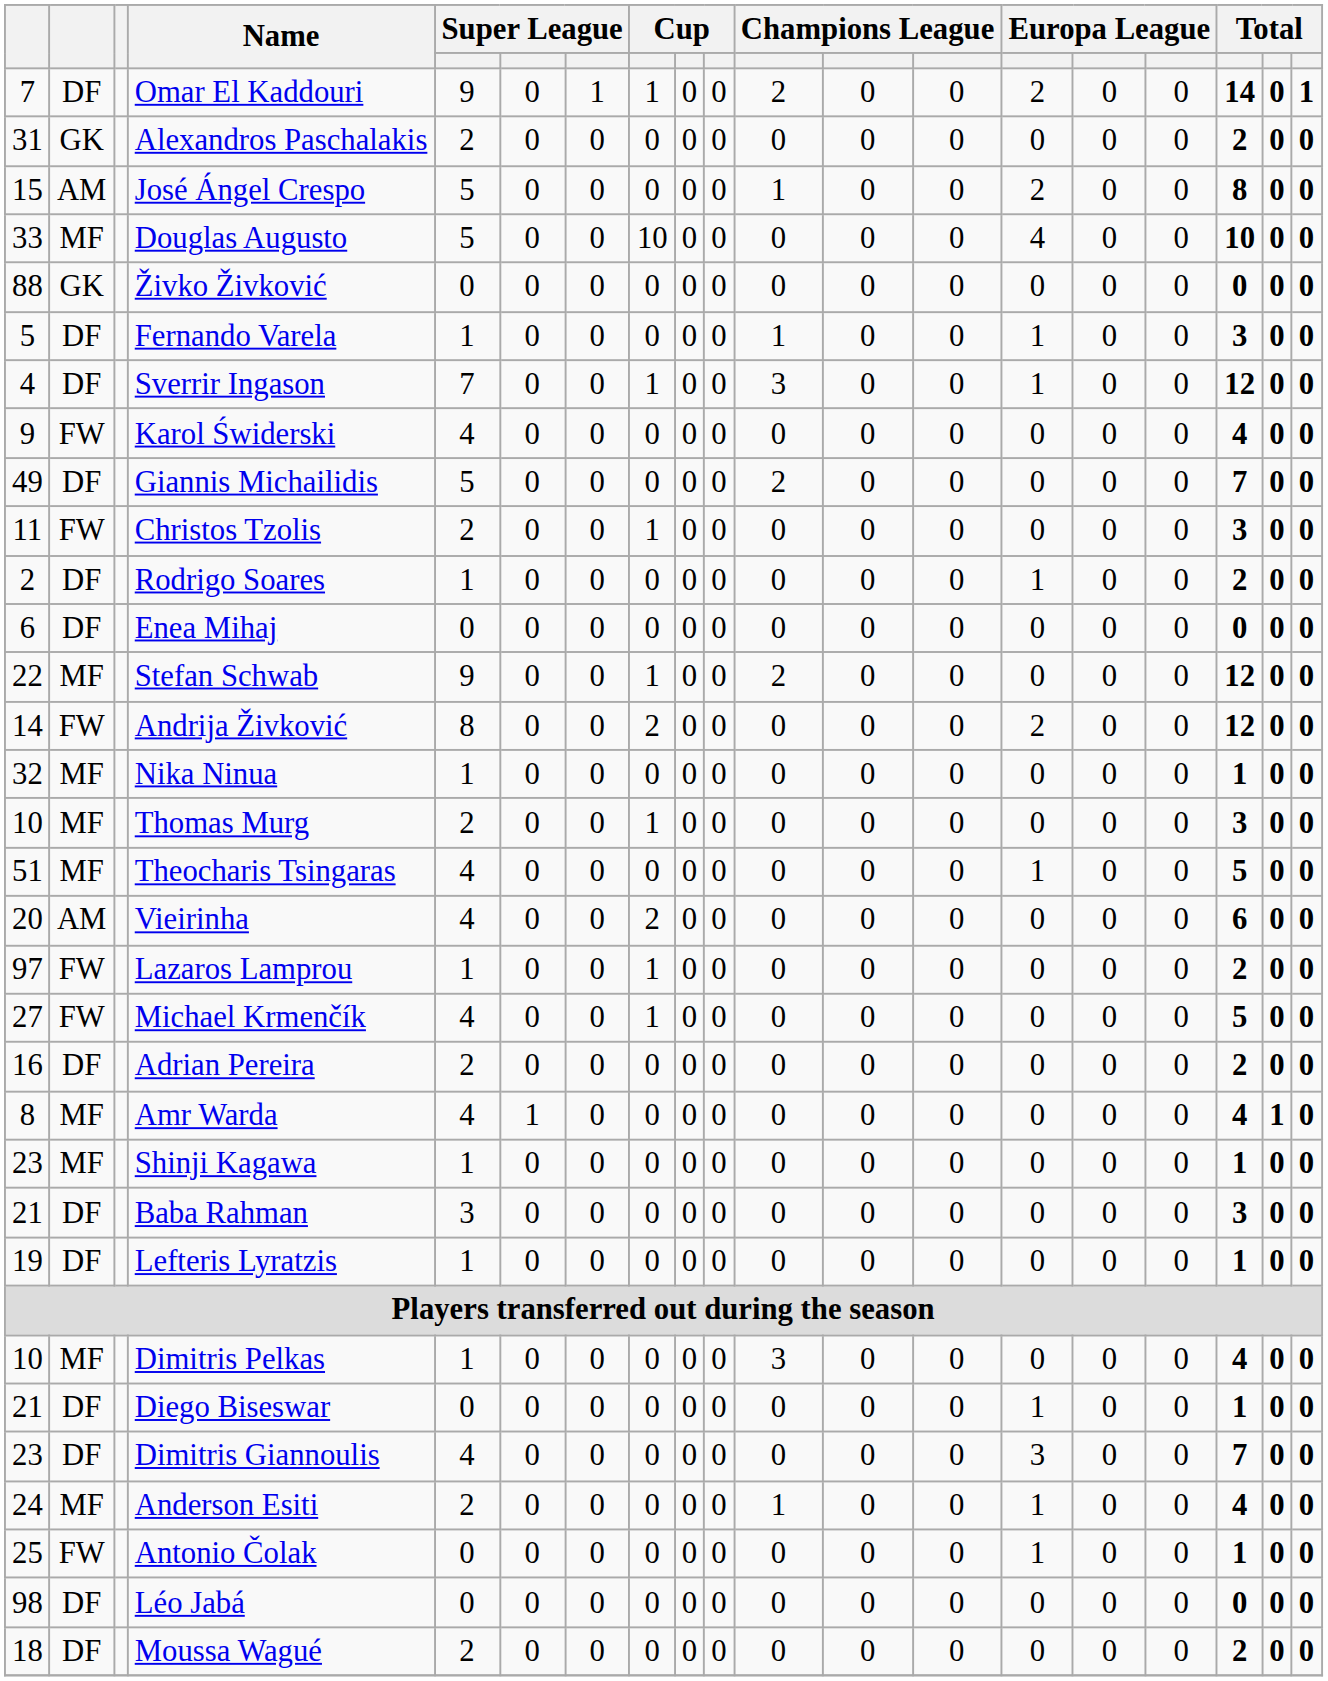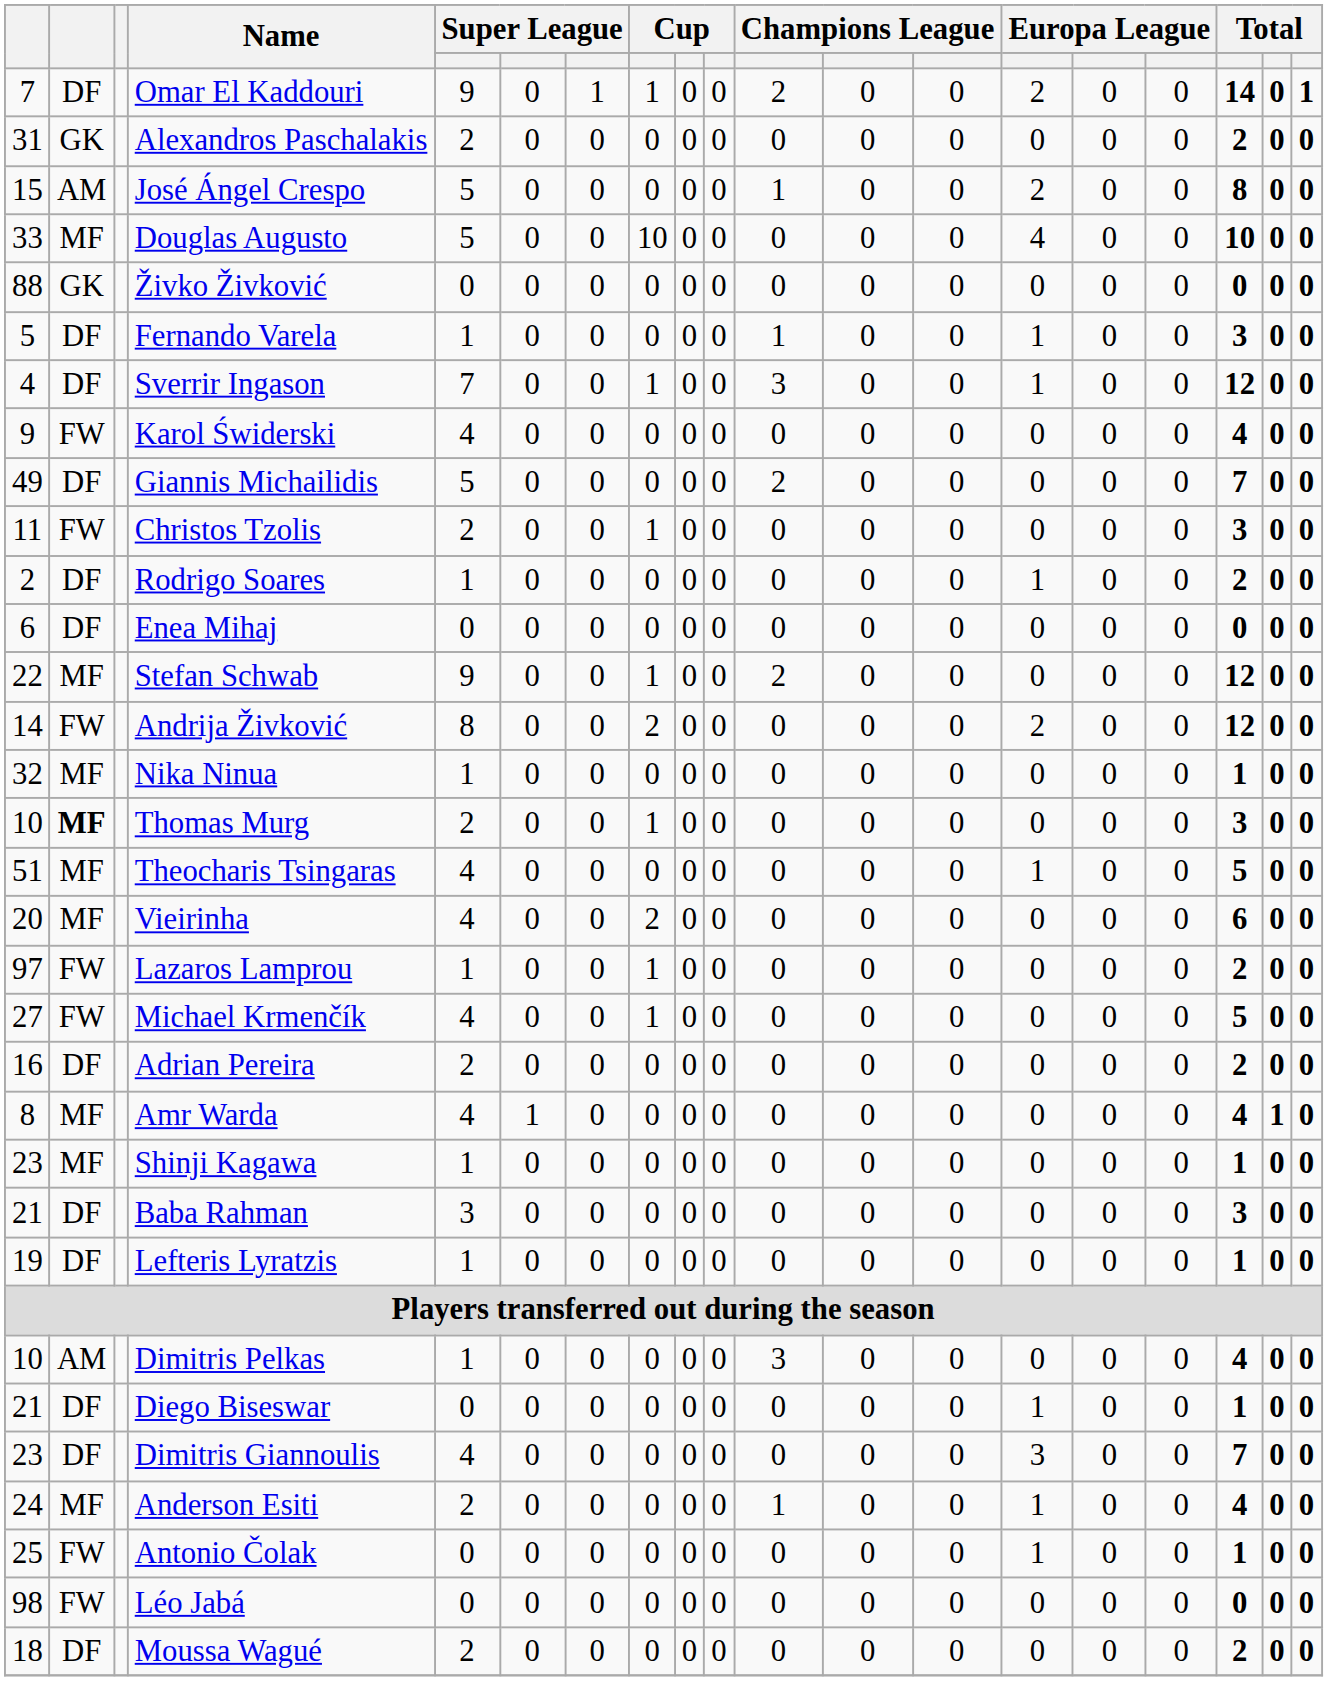(82, 822) normal -> (82, 822) bold
(82, 919) AM -> (82, 919) MF
(82, 1358) MF -> (82, 1358) AM
(82, 1602) DF -> (82, 1602) FW
